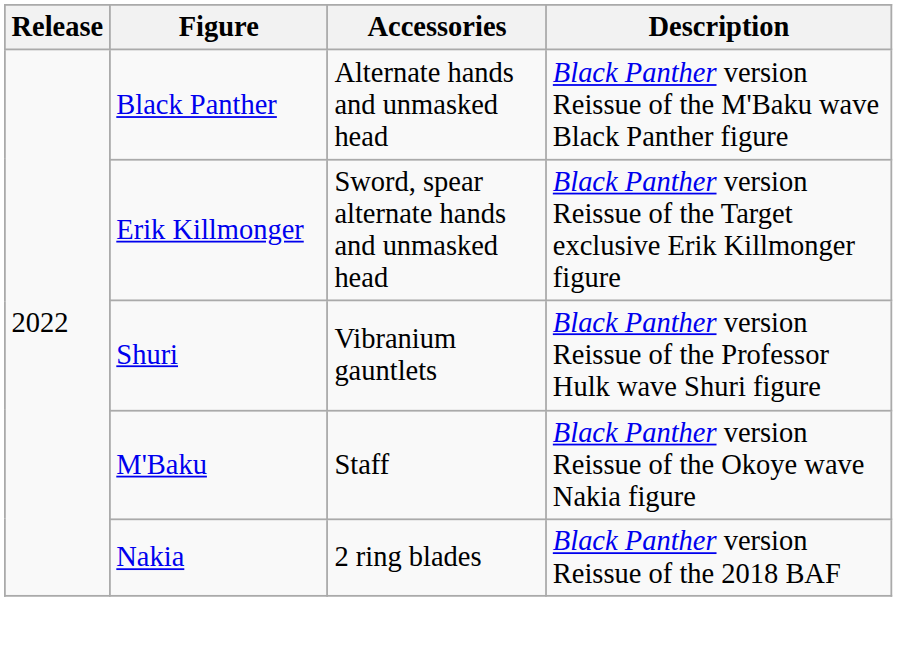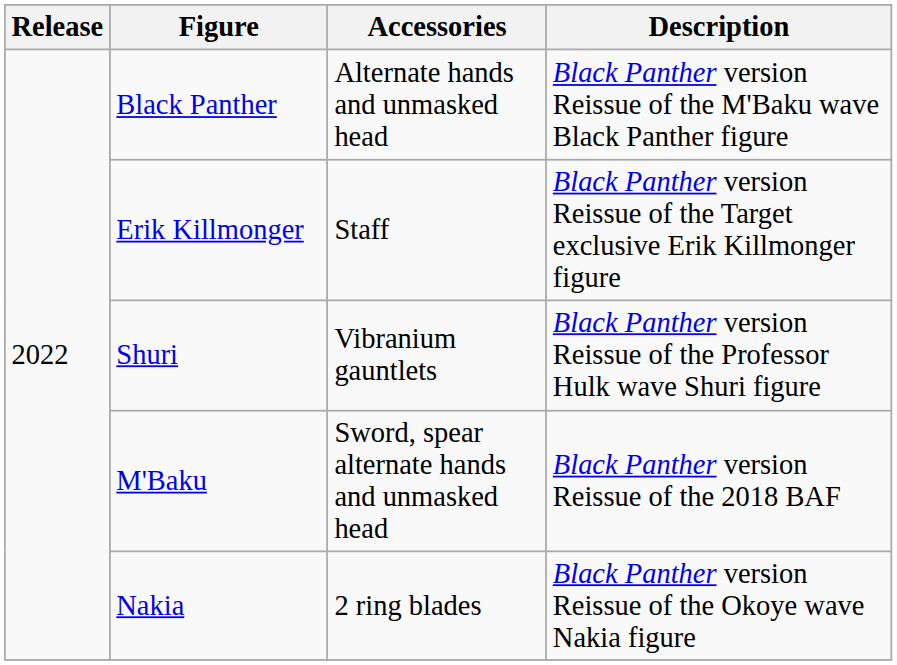(420, 229) Sword, spear alternate hands and unmasked head -> (362, 229) Staff
(362, 464) Staff -> (420, 480) Sword, spear alternate hands and unmasked head
(709, 464) Black Panther version Reissue of the Okoye wave Nakia figure -> (697, 480) Black Panther version Reissue of the 2018 BAF
(697, 557) Black Panther version Reissue of the 2018 BAF -> (709, 605) Black Panther version Reissue of the Okoye wave Nakia figure
